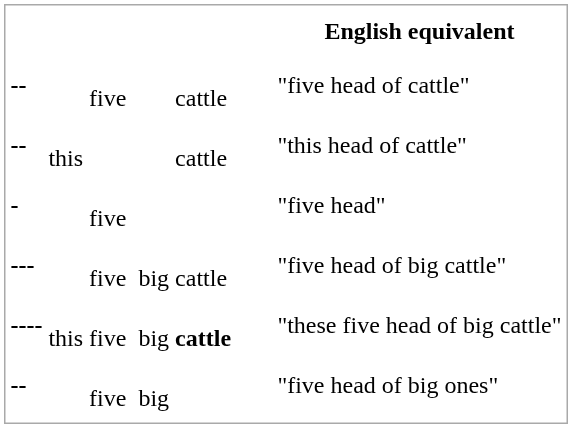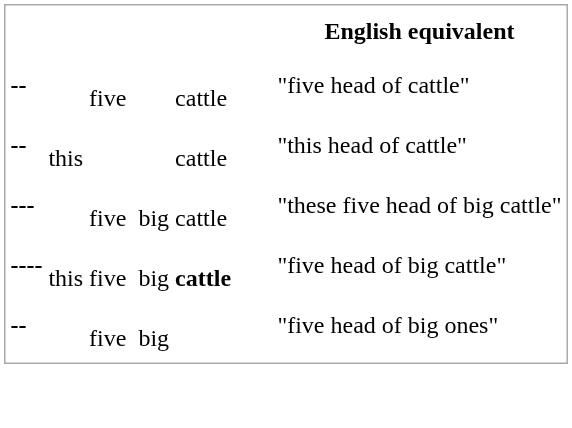- row: (14, 204)
(392, 264) "five head of big cattle" -> (419, 204) "these five head of big cattle"
(419, 324) "these five head of big cattle" -> (392, 264) "five head of big cattle"
